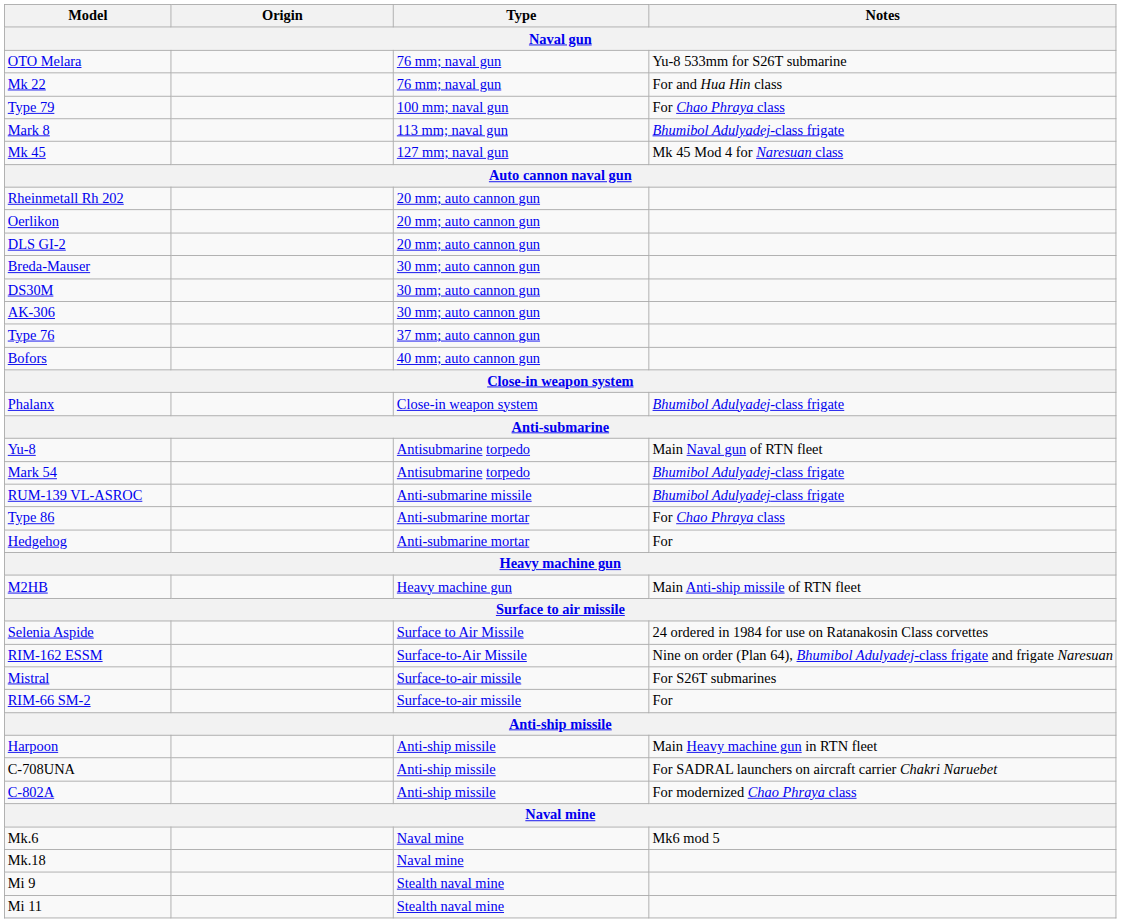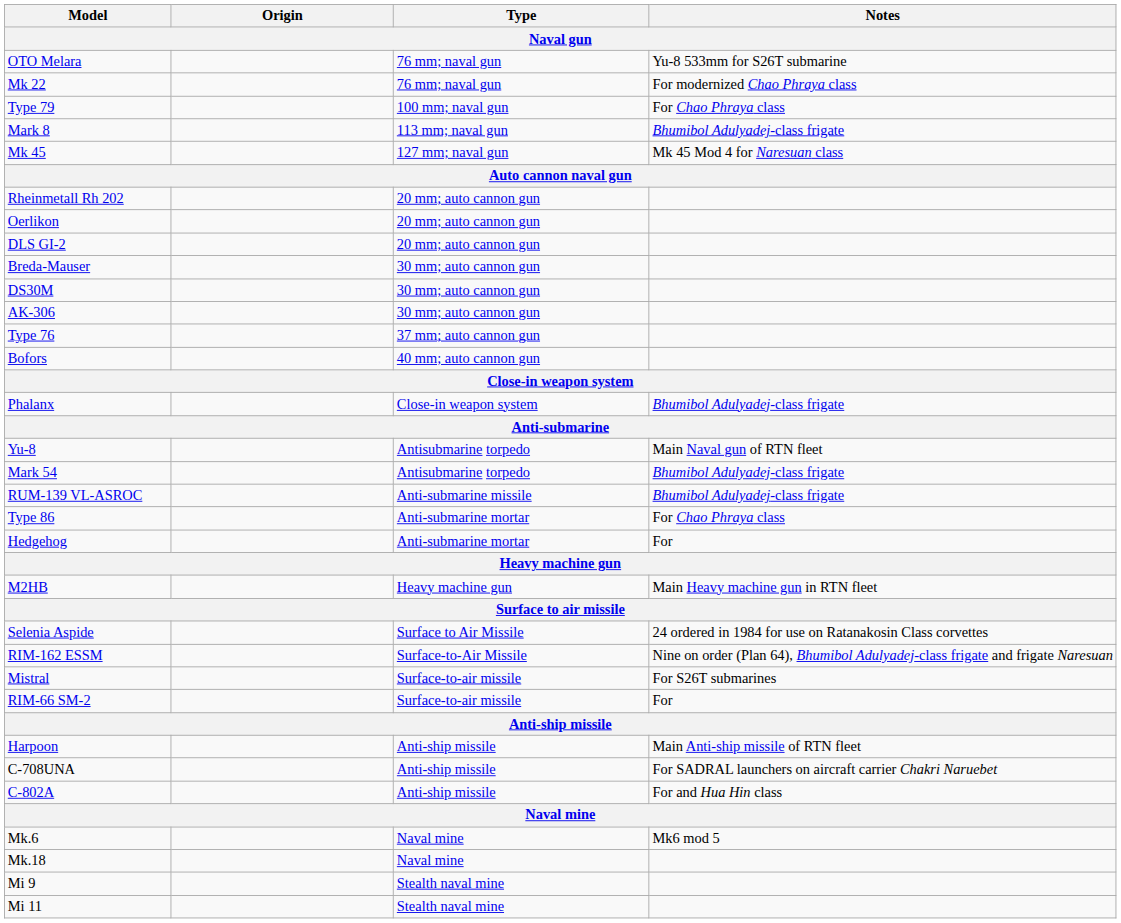(717, 84) For and Hua Hin class -> (755, 84) For modernized Chao Phraya class
(757, 586) Main Anti-ship missile of RTN fleet -> (765, 586) Main Heavy machine gun in RTN fleet
(765, 746) Main Heavy machine gun in RTN fleet -> (757, 746) Main Anti-ship missile of RTN fleet
(755, 792) For modernized Chao Phraya class -> (717, 792) For and Hua Hin class
